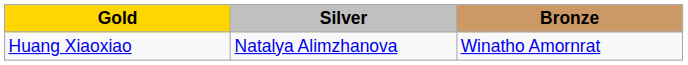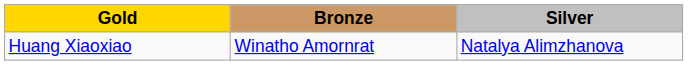columns swapped: (344, 18) <-> (570, 18)
